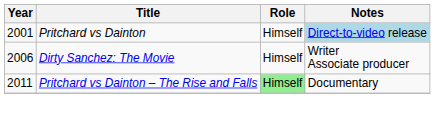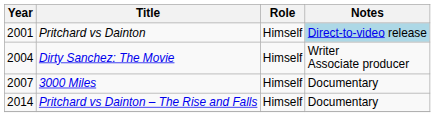(20, 58) 2006 -> (20, 58) 2004
+ row: (68, 83)
(20, 83) 2011 -> (20, 102) 2014
(283, 83) lightgreen background -> (283, 102) no background
